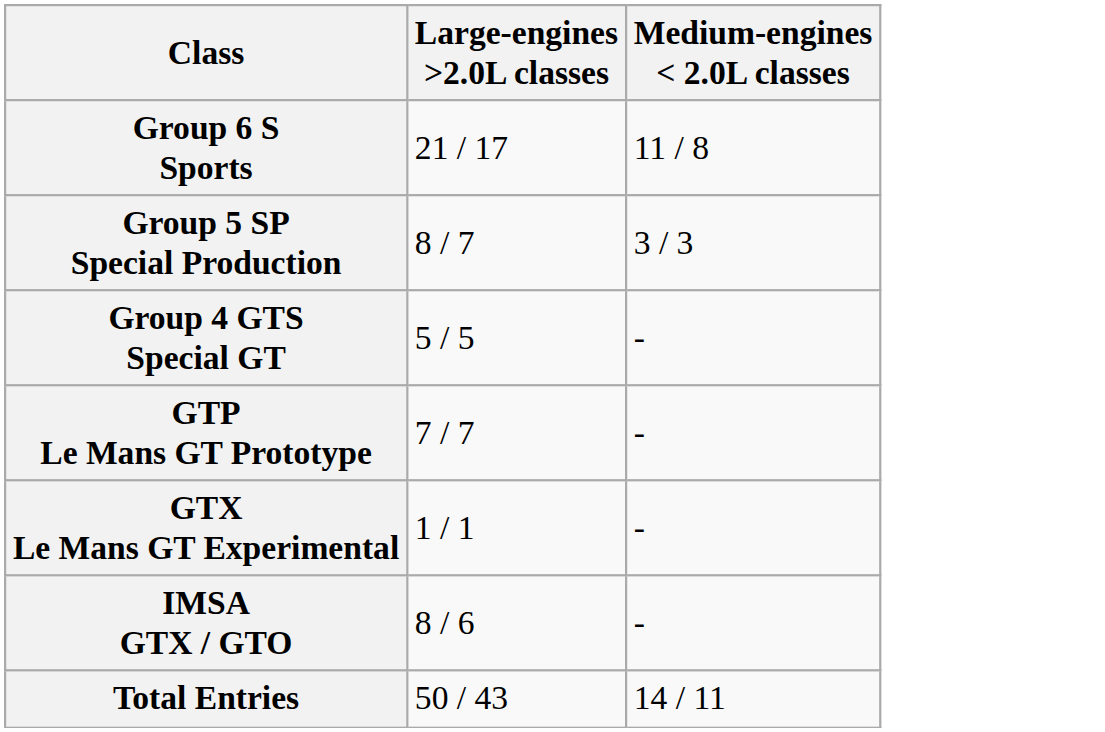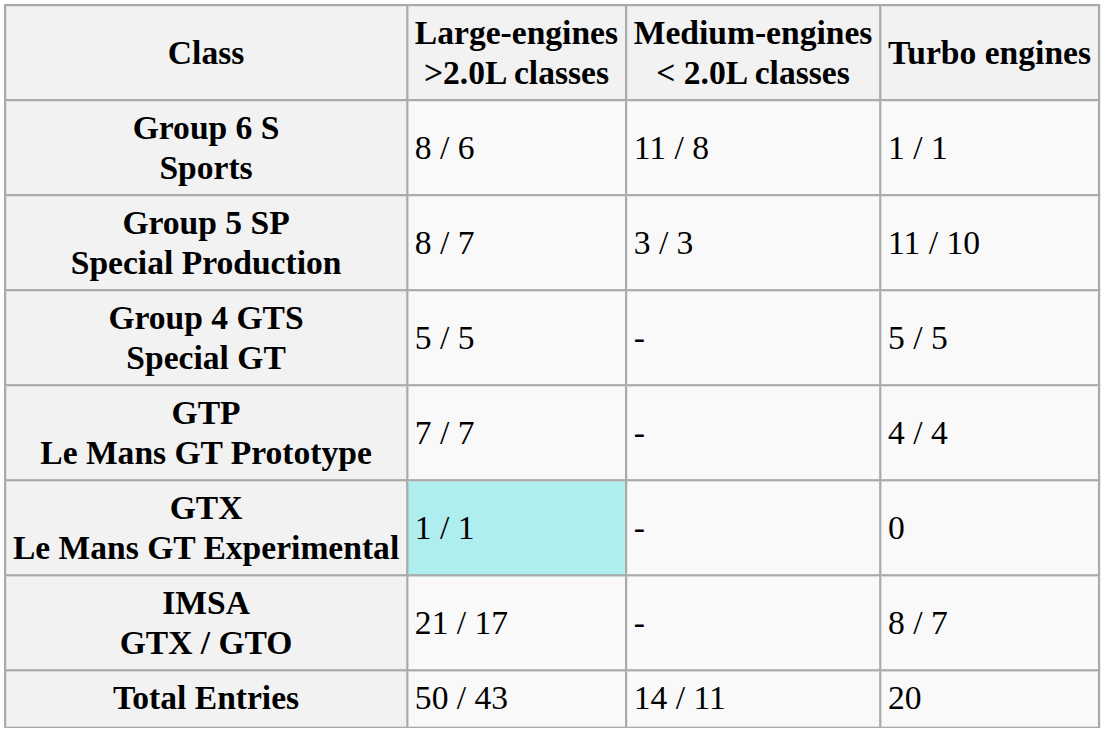+ column: (990, 52)
(461, 147) 21 / 17 -> (445, 147) 8 / 6
(445, 528) no background -> (445, 528) paleturquoise background
(445, 623) 8 / 6 -> (461, 623) 21 / 17
